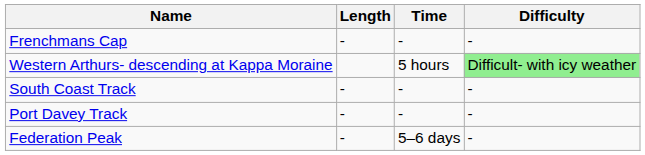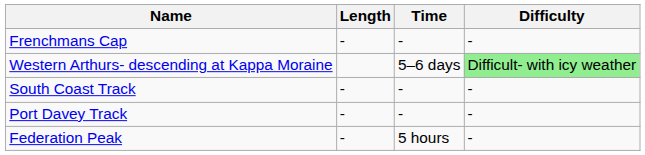(424, 65) 5 hours -> (429, 65) 5–6 days
(429, 138) 5–6 days -> (424, 138) 5 hours
